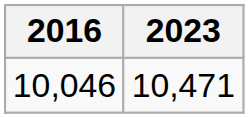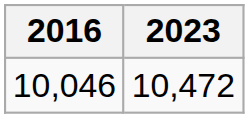(183, 84) 10,471 -> (183, 84) 10,472
